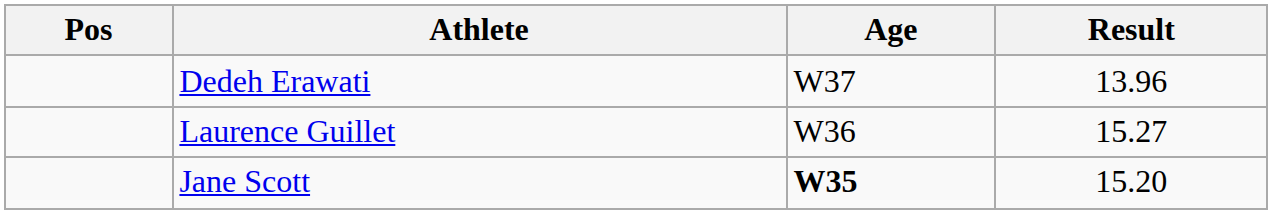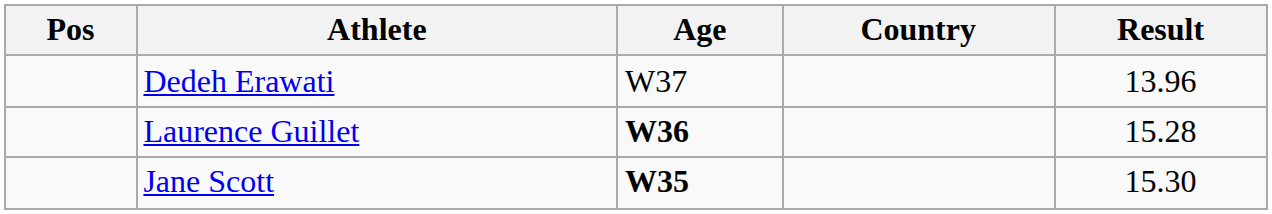+ column: (918, 29)
(825, 131) normal -> (657, 131) bold
(1131, 131) 15.27 -> (1161, 131) 15.28
(1131, 182) 15.20 -> (1161, 182) 15.30
